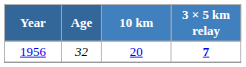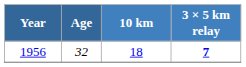(136, 51) 20 -> (136, 51) 18
